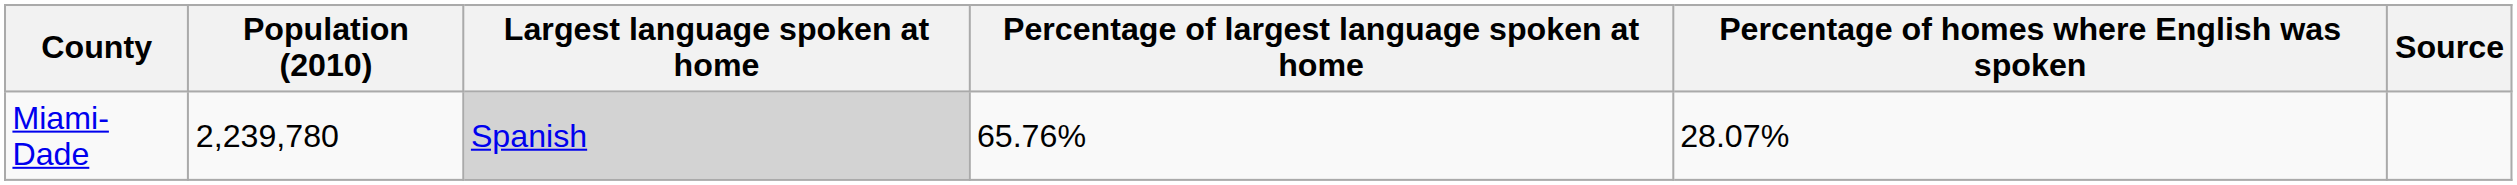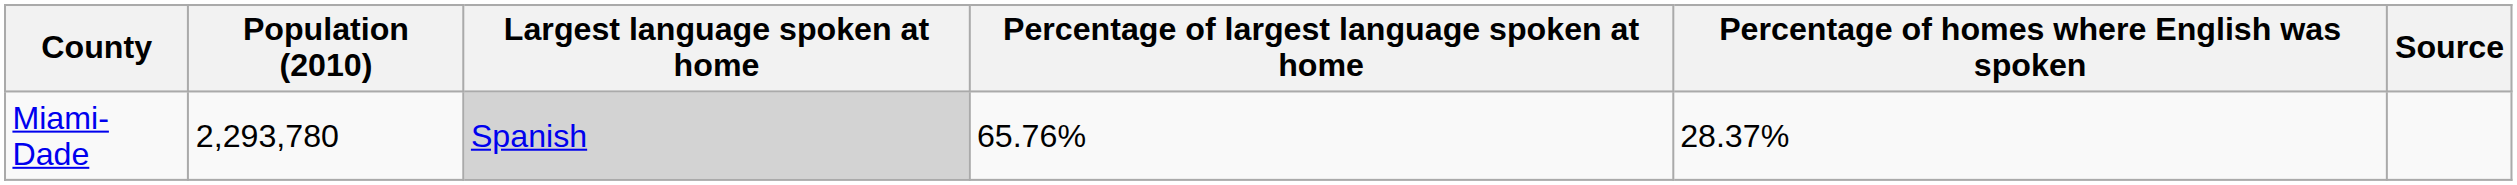(267, 135) 2,239,780 -> (267, 135) 2,293,780
(1735, 135) 28.07% -> (1735, 135) 28.37%
